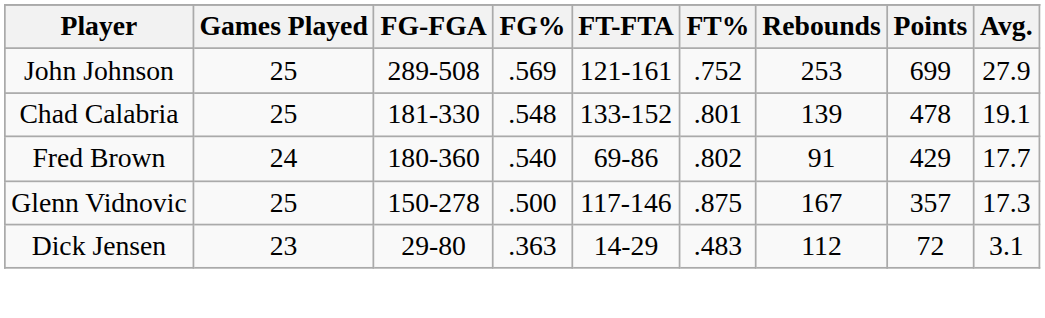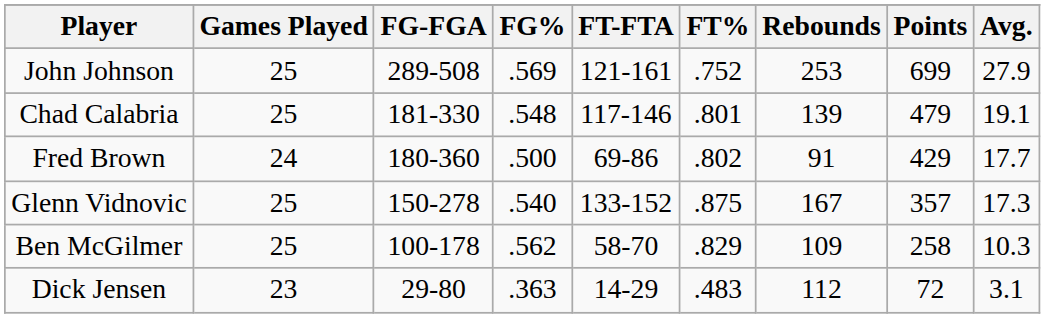(626, 114) 133-152 -> (626, 114) 117-146
(930, 114) 478 -> (930, 114) 479
(532, 158) .540 -> (532, 158) .500
(532, 202) .500 -> (532, 202) .540
(626, 202) 117-146 -> (626, 202) 133-152
+ row: (99, 245)
